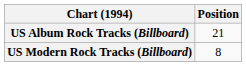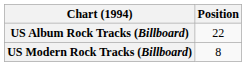(218, 33) 21 -> (218, 33) 22
